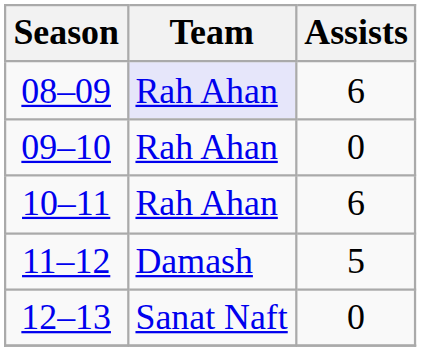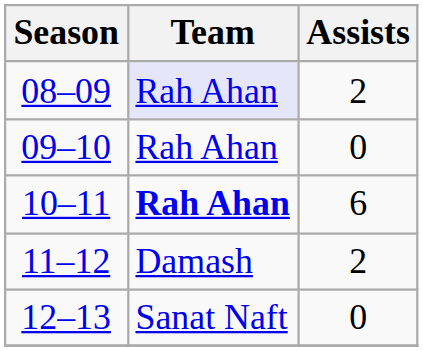(356, 89) 6 -> (358, 89) 2
(207, 203) normal -> (213, 203) bold
(356, 260) 5 -> (358, 260) 2
